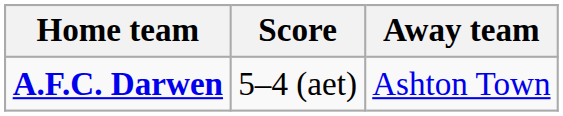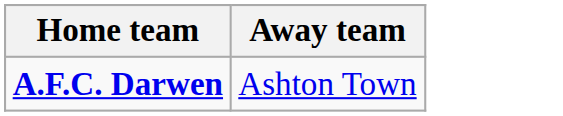- column: (298, 30)
